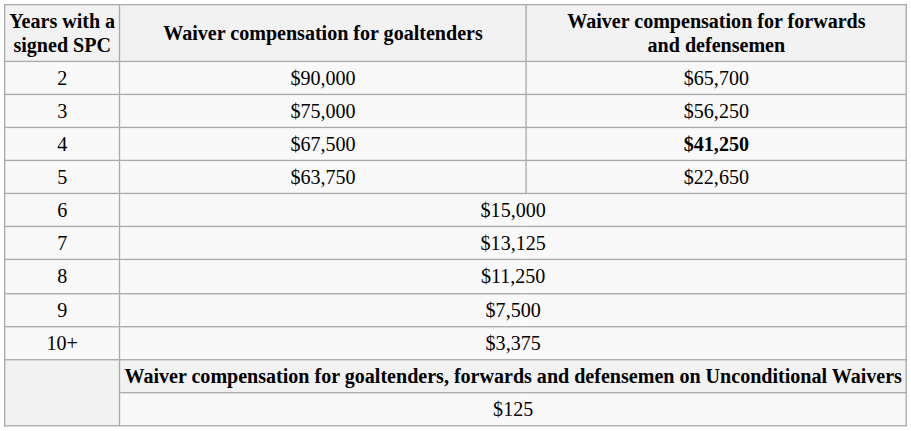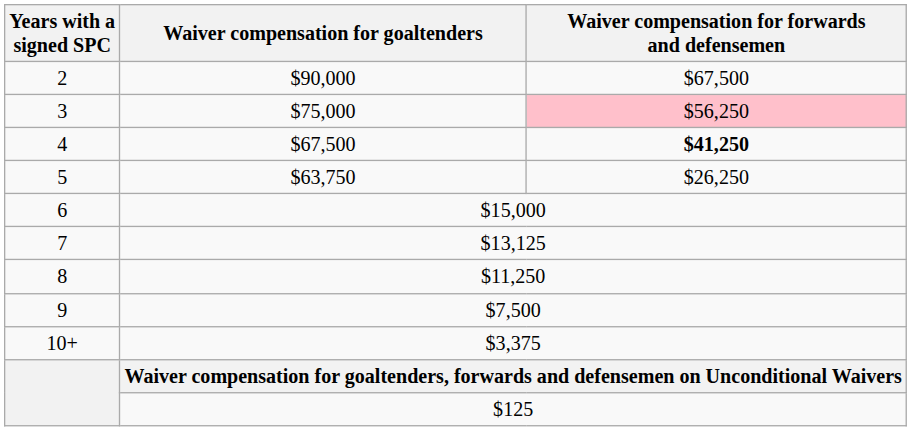(716, 78) $65,700 -> (716, 78) $67,500
(716, 111) no background -> (716, 111) pink background
(716, 177) $22,650 -> (716, 177) $26,250
